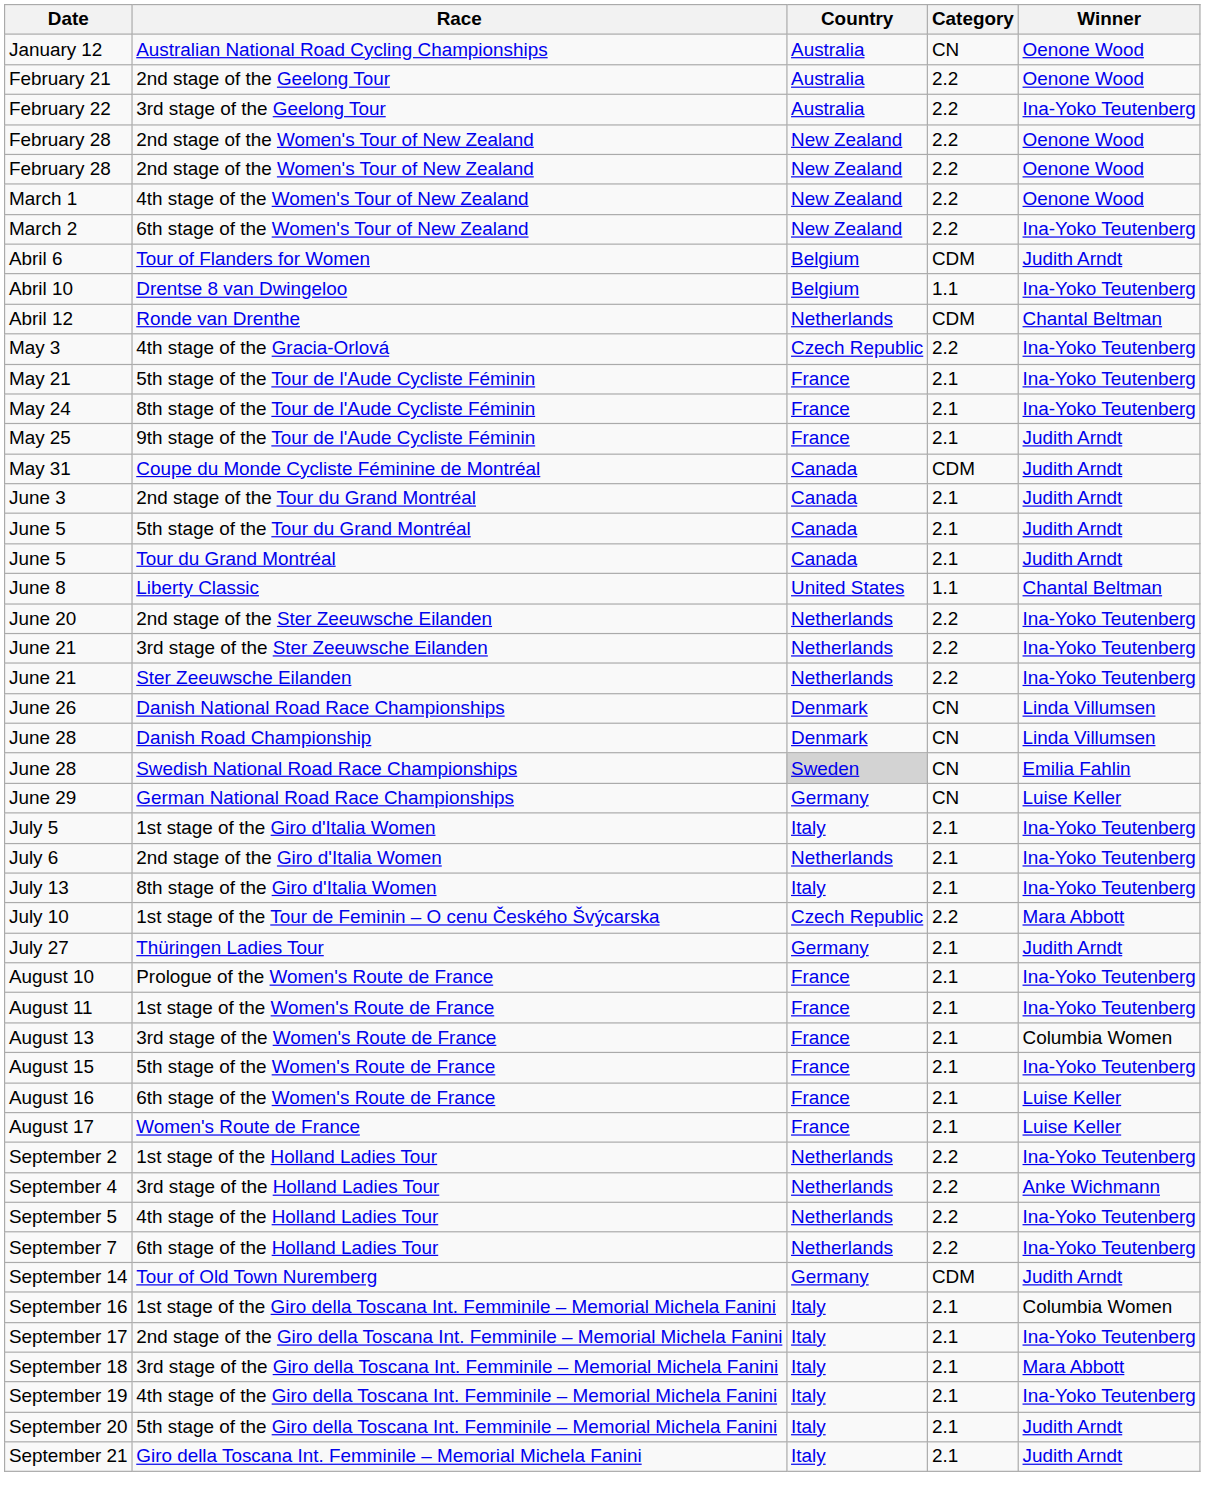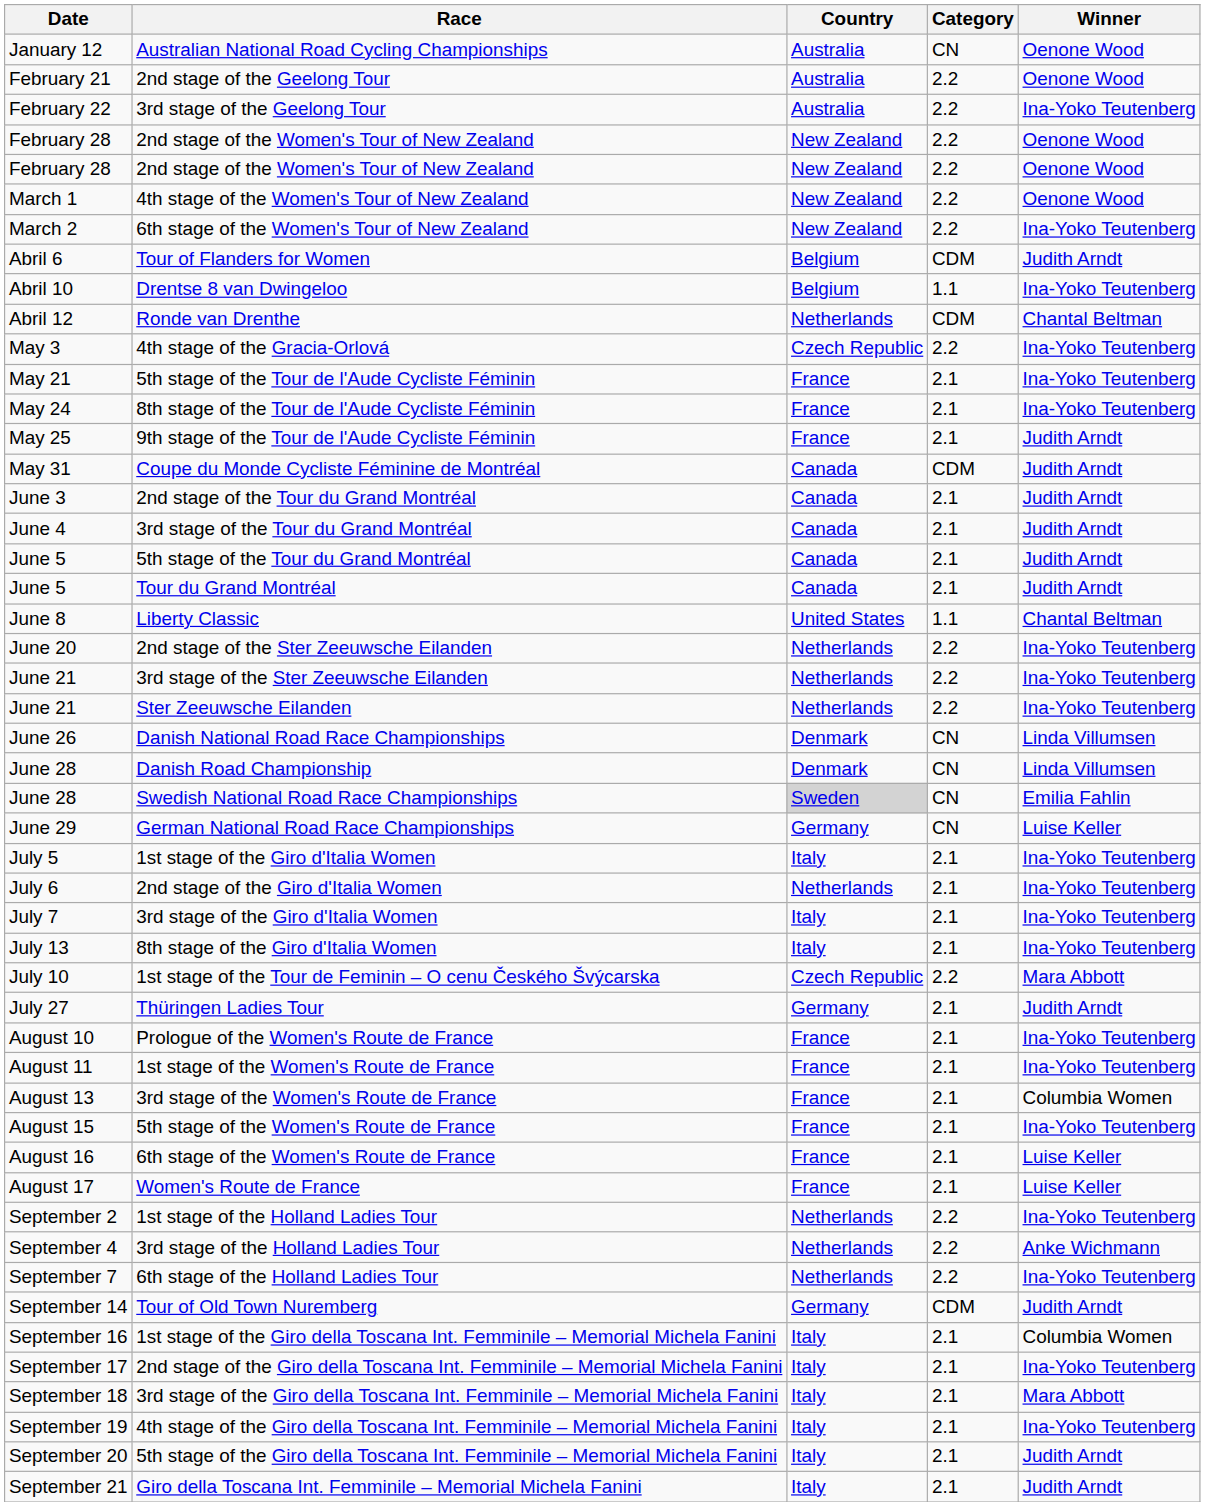+ row: (37, 528)
+ row: (34, 917)
- row: (63, 1217)
